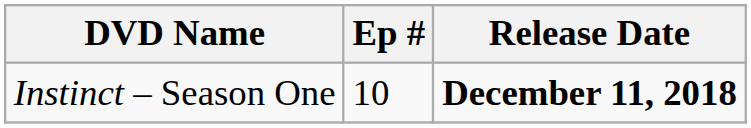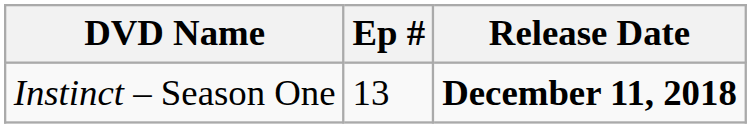(371, 92) 10 -> (371, 92) 13
